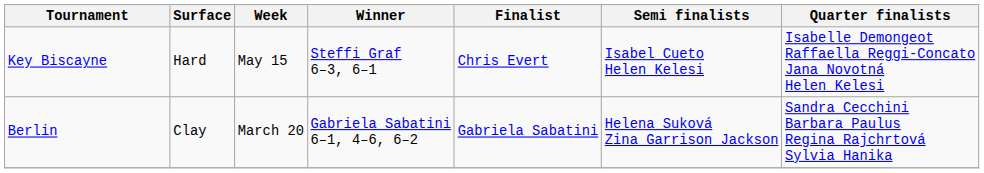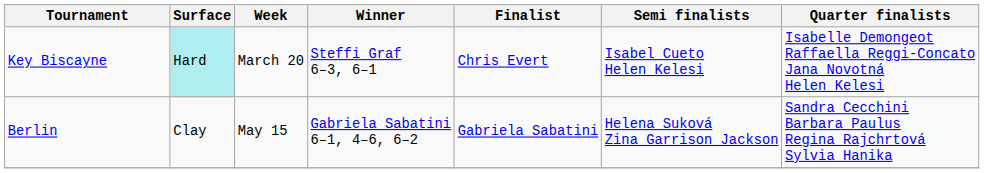(190, 62) no background -> (190, 62) paleturquoise background
(263, 62) May 15 -> (271, 62) March 20
(271, 132) March 20 -> (263, 132) May 15
